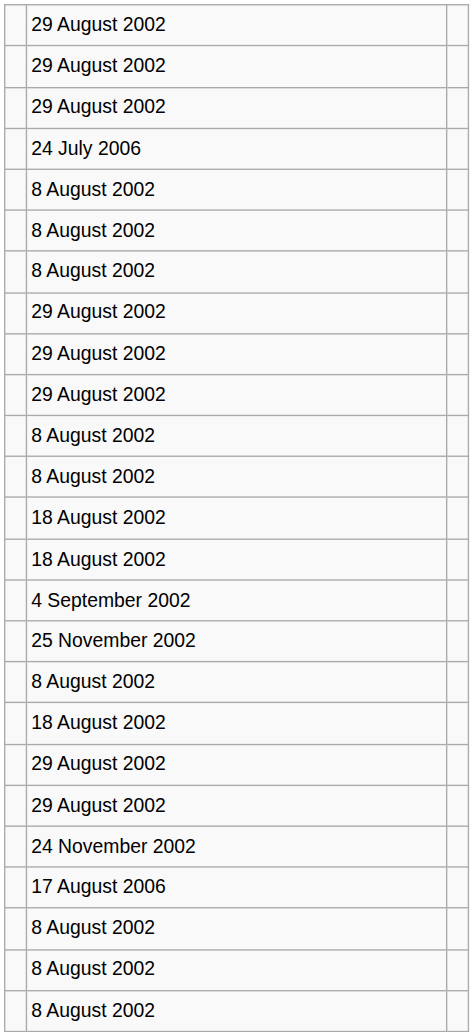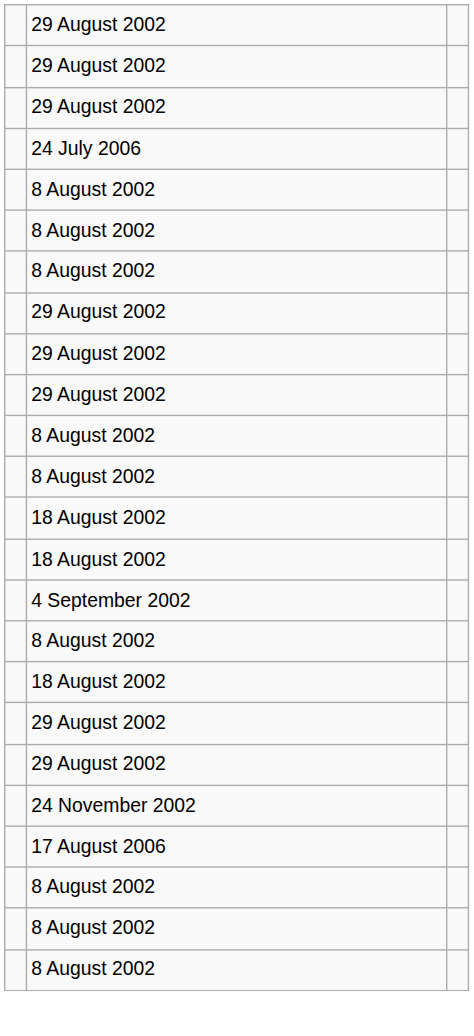- row: (16, 641)
